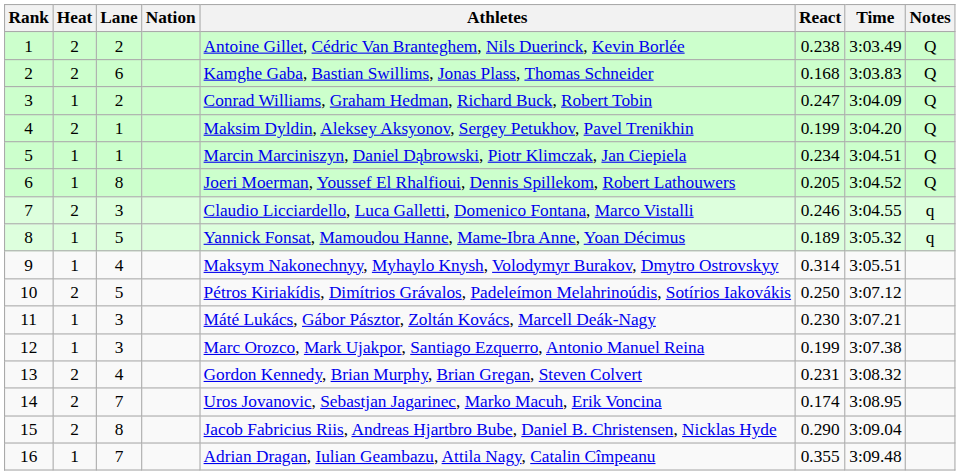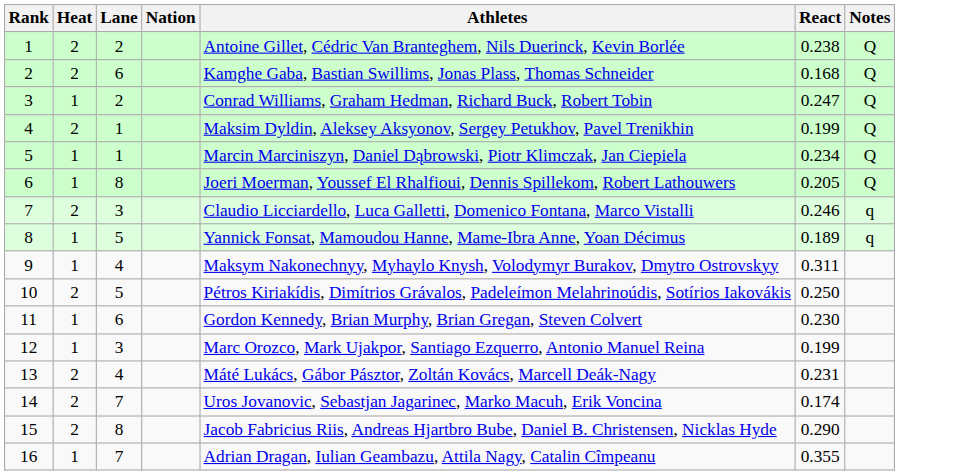- column: (875, 18)
(820, 264) 0.314 -> (820, 264) 0.311
(119, 319) 3 -> (119, 319) 6
(430, 319) Máté Lukács, Gábor Pásztor, Zoltán Kovács, Marcell Deák-Nagy -> (423, 319) Gordon Kennedy, Brian Murphy, Brian Gregan, Steven Colvert
(423, 374) Gordon Kennedy, Brian Murphy, Brian Gregan, Steven Colvert -> (430, 374) Máté Lukács, Gábor Pásztor, Zoltán Kovács, Marcell Deák-Nagy
